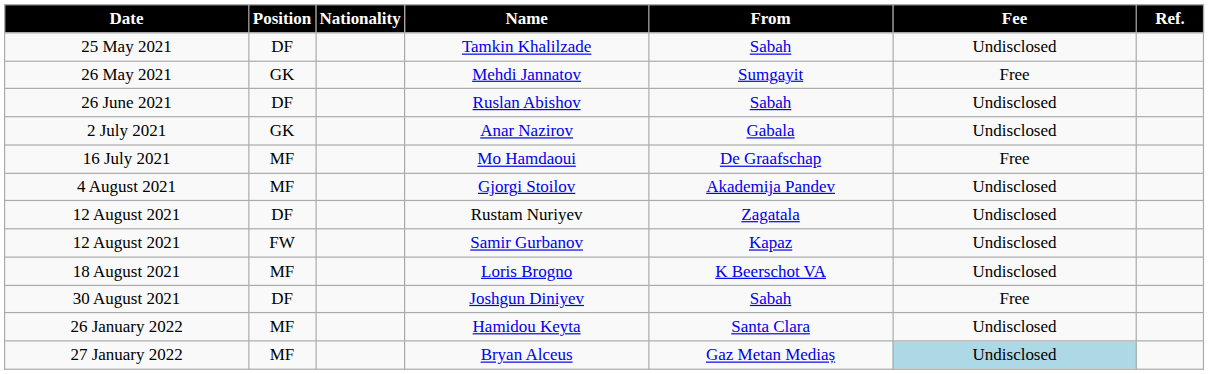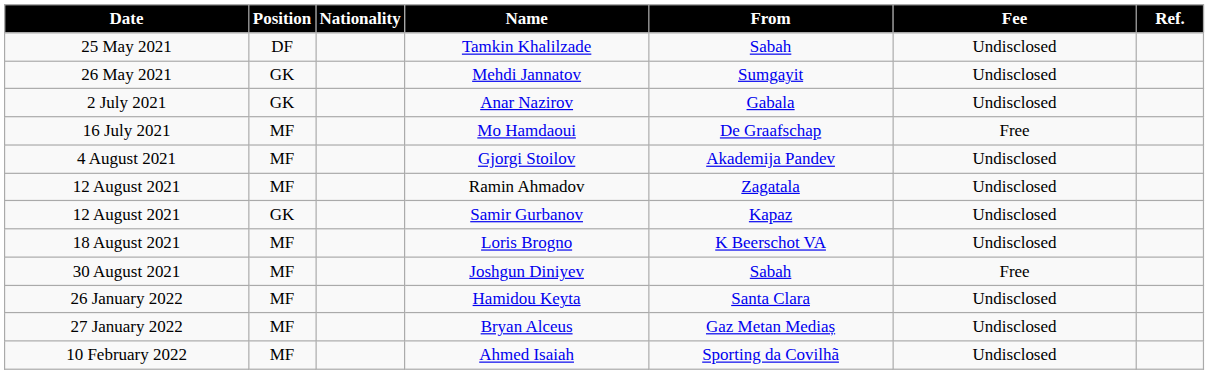(1015, 74) Free -> (1015, 74) Undisclosed
- row: (527, 102)
- row: (527, 215)
+ row: (527, 187)
(282, 243) FW -> (282, 215) GK
(282, 299) DF -> (282, 271) MF
(1015, 355) lightblue background -> (1015, 327) no background
+ row: (527, 355)
